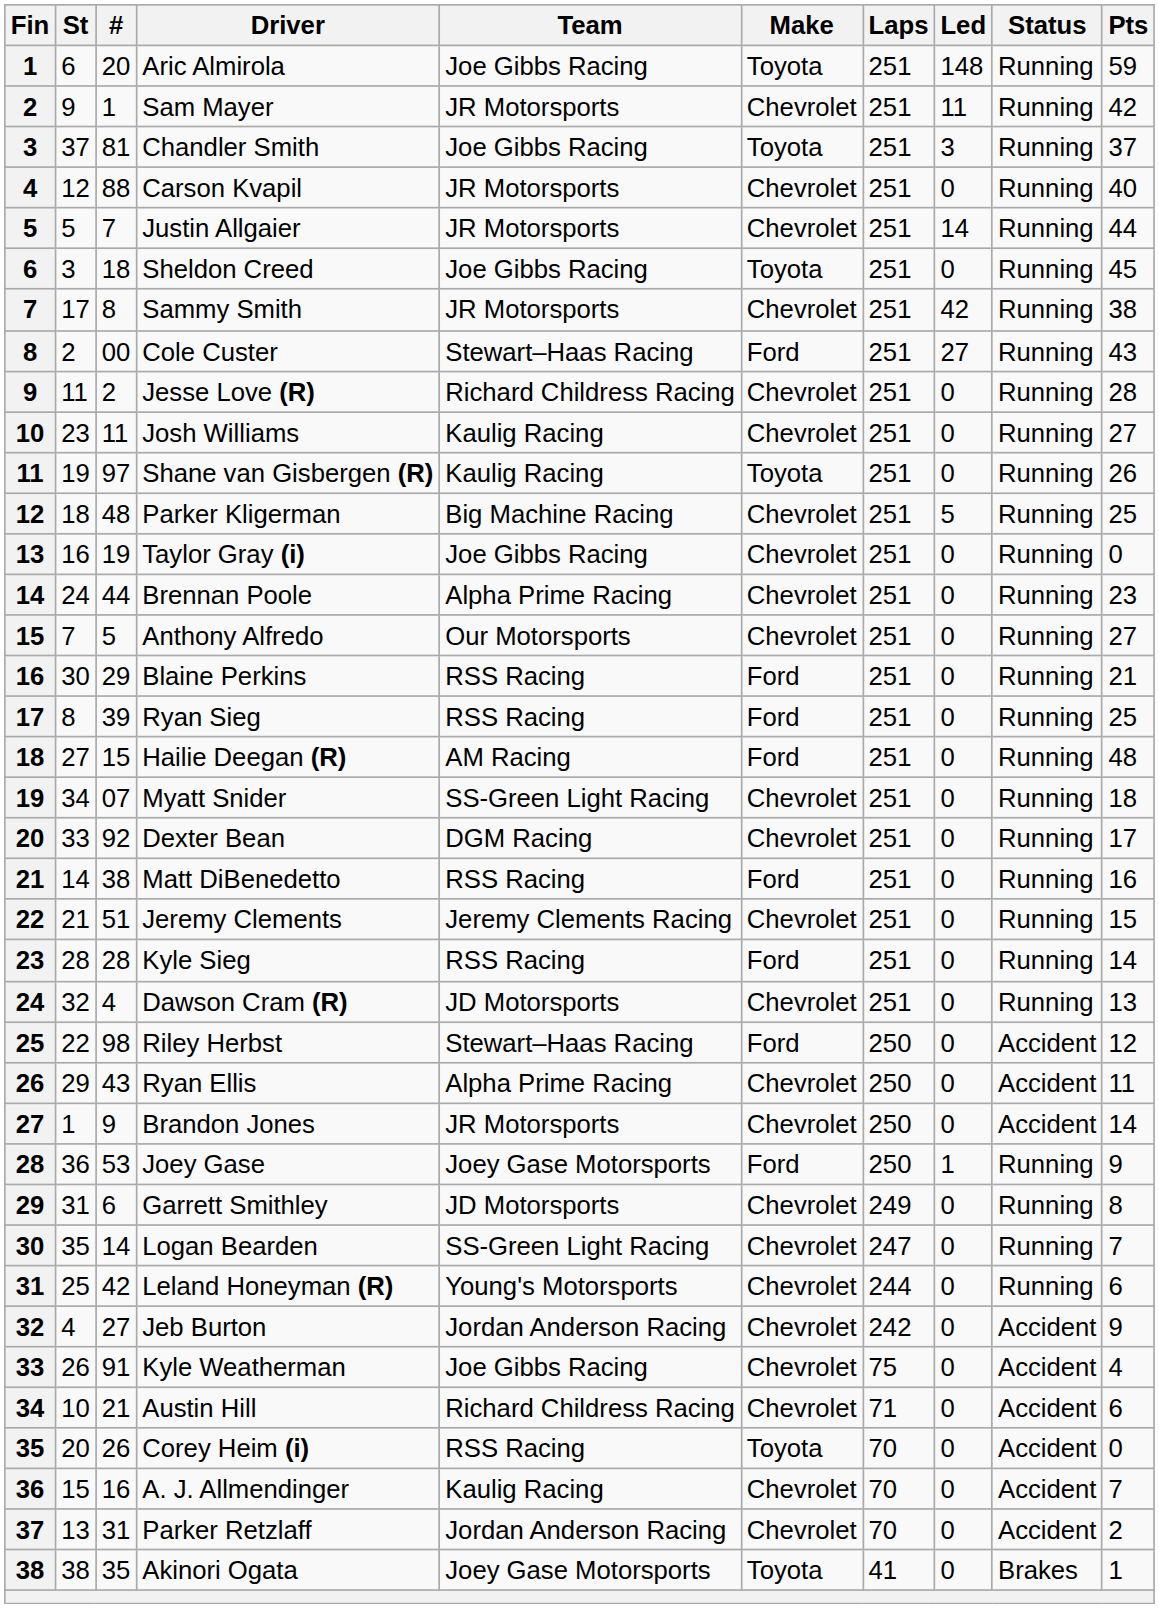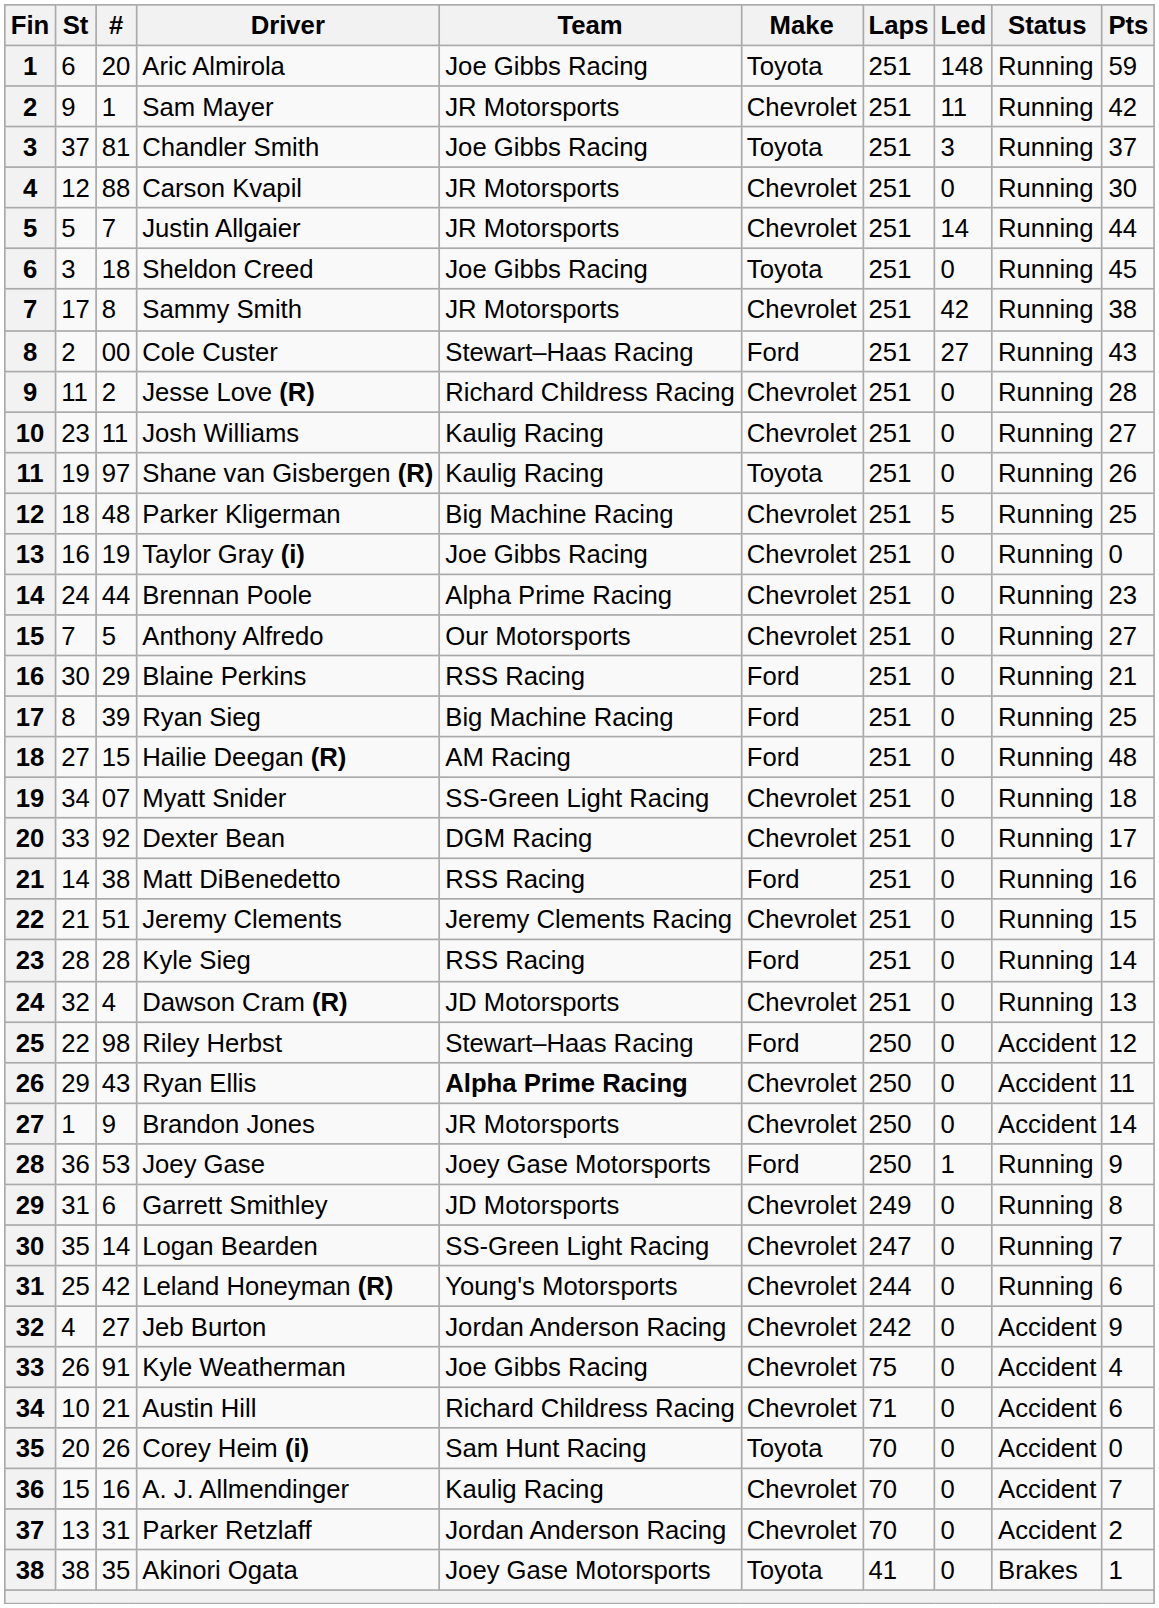(1123, 188) 40 -> (1123, 188) 30
(515, 717) RSS Racing -> (559, 717) Big Machine Racing
(559, 1083) normal -> (567, 1083) bold
(515, 1449) RSS Racing -> (546, 1449) Sam Hunt Racing
